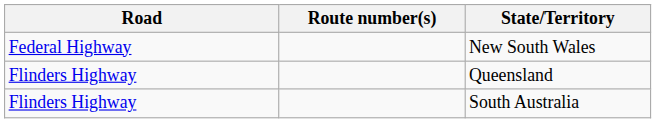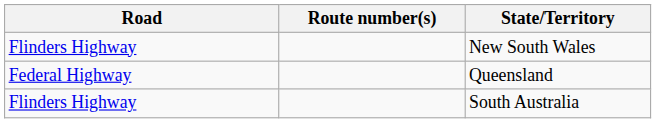(70, 46) Federal Highway -> (73, 46) Flinders Highway
(73, 74) Flinders Highway -> (70, 74) Federal Highway
